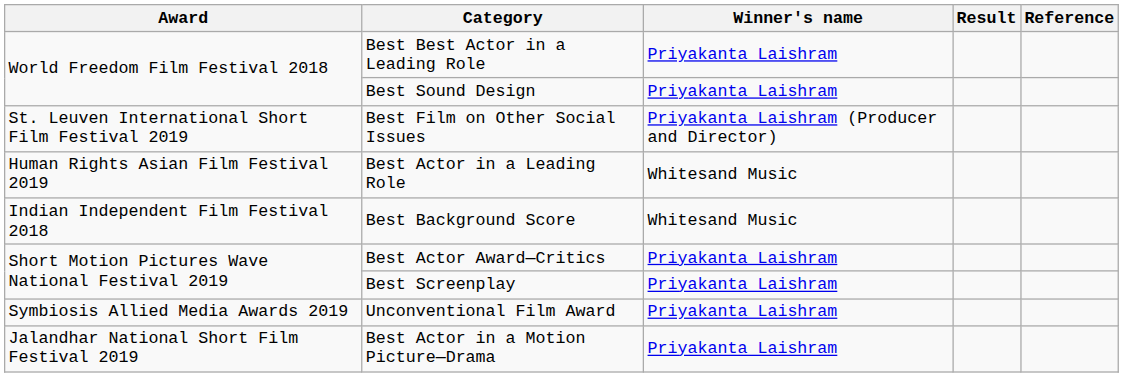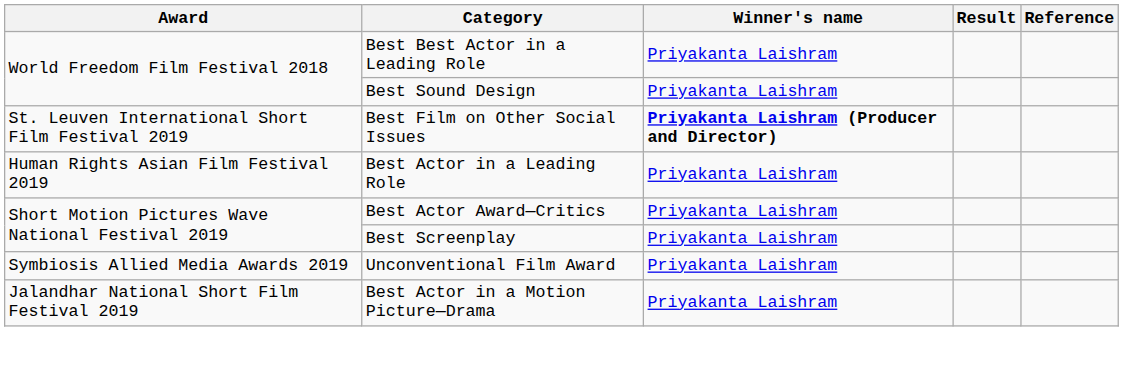(792, 128) normal -> (792, 128) bold
(722, 175) Whitesand Music -> (742, 175) Priyakanta Laishram
- row: (471, 221)
